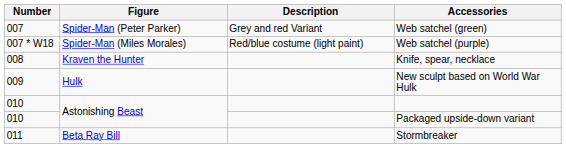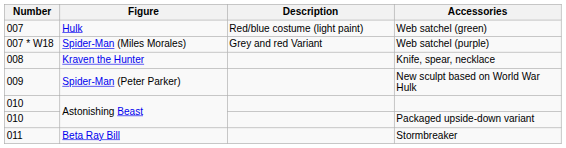(121, 28) Spider-Man (Peter Parker) -> (72, 28) Hulk
(276, 28) Grey and red Variant -> (296, 28) Red/blue costume (light paint)
(296, 44) Red/blue costume (light paint) -> (276, 44) Grey and red Variant
(72, 82) Hulk -> (121, 82) Spider-Man (Peter Parker)
